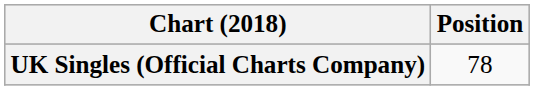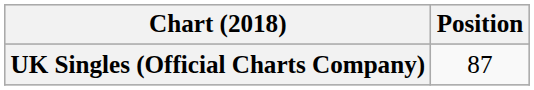(480, 64) 78 -> (480, 64) 87
